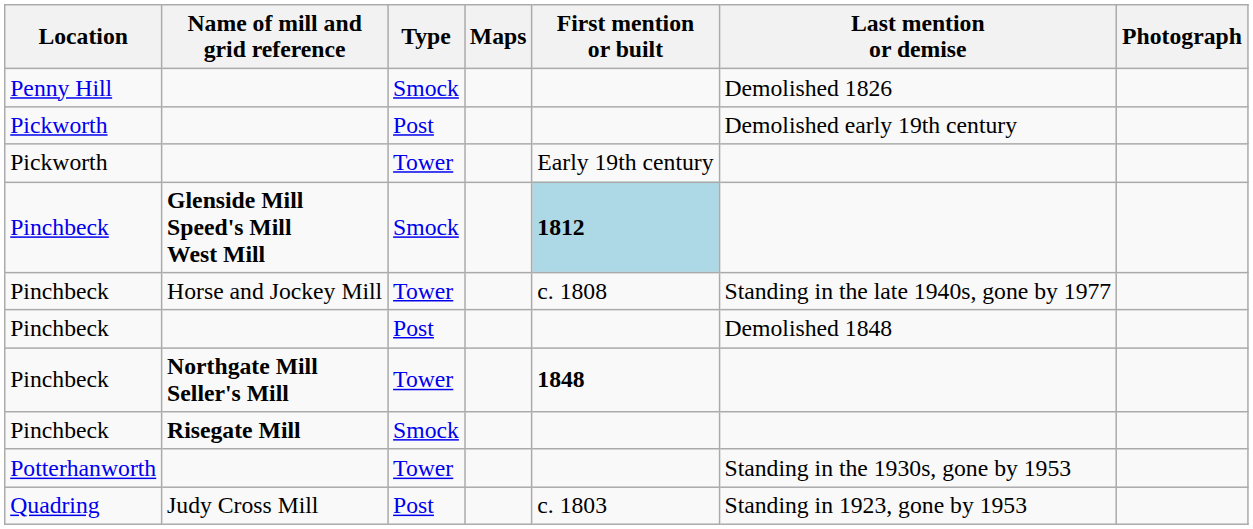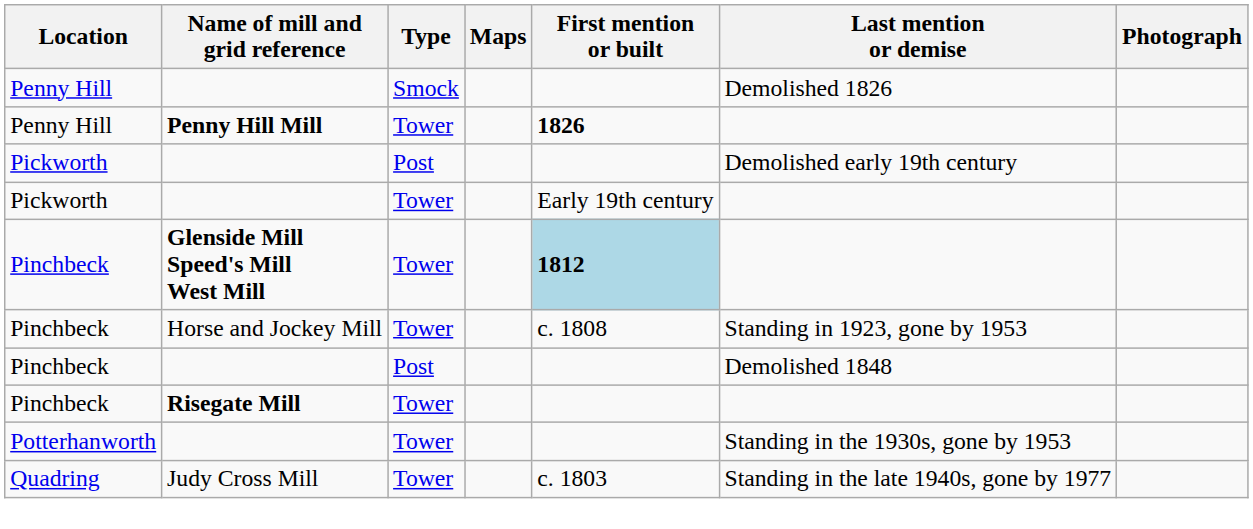+ row: (61, 125)
(426, 226) Smock -> (423, 264) Tower
(918, 290) Standing in the late 1940s, gone by 1977 -> (876, 328) Standing in 1923, gone by 1953
- row: (60, 379)
(426, 430) Smock -> (423, 403) Tower
(414, 505) Post -> (423, 478) Tower
(876, 505) Standing in 1923, gone by 1953 -> (918, 478) Standing in the late 1940s, gone by 1977
